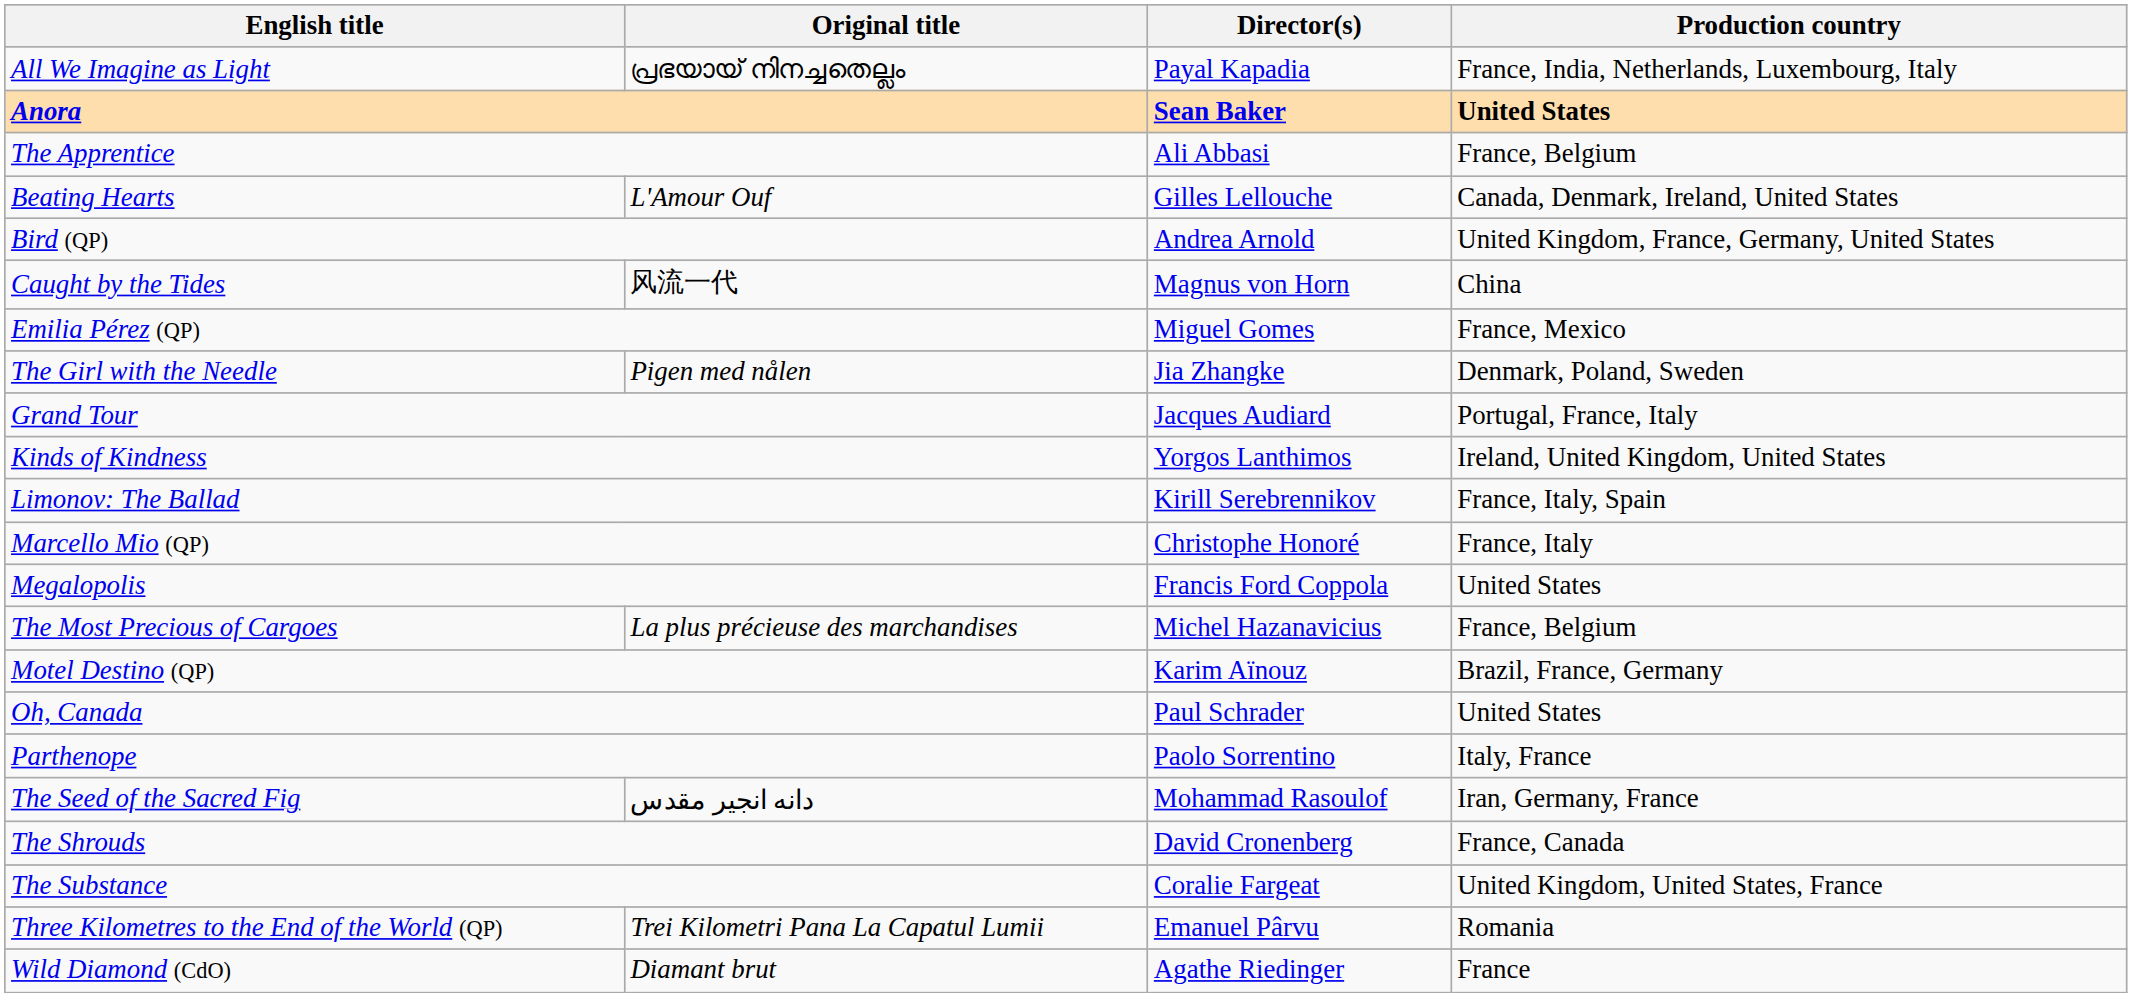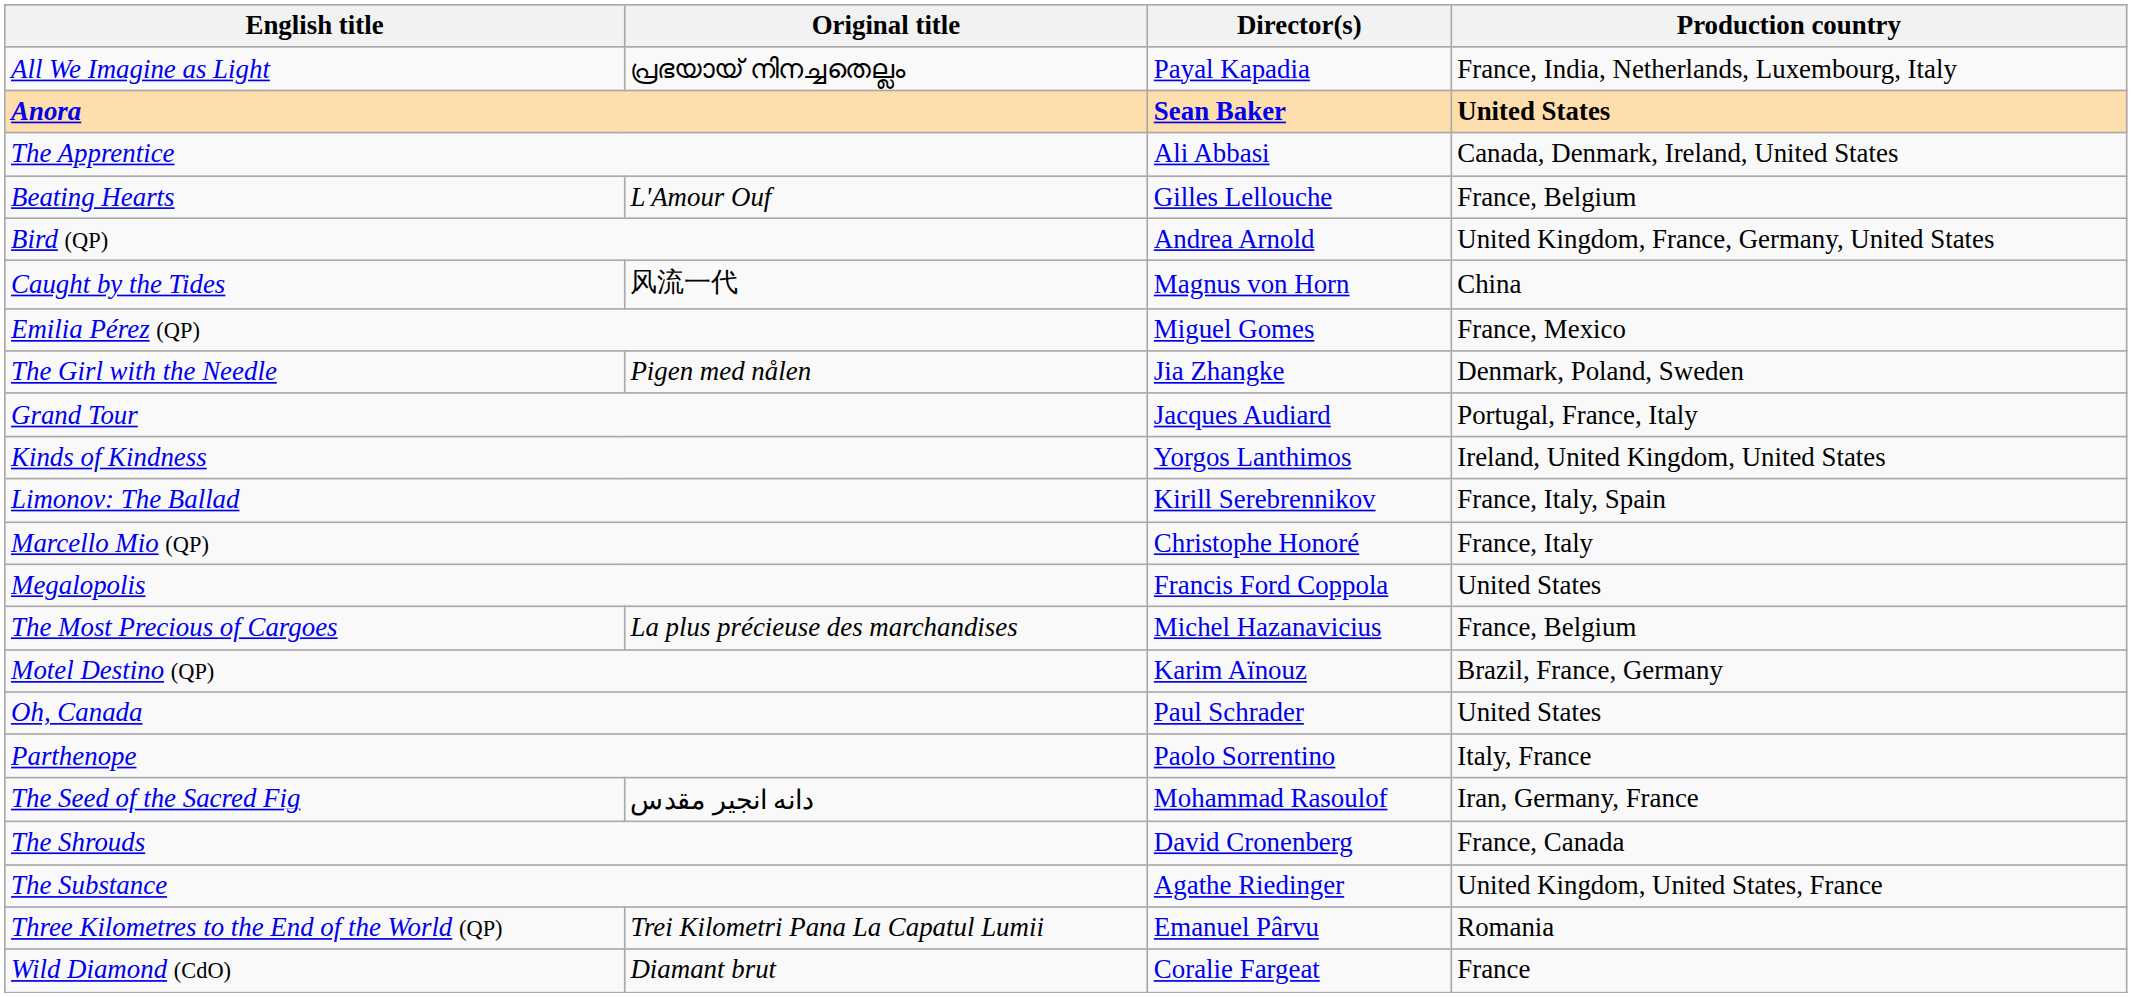(1547, 153) France, Belgium -> (1678, 153) Canada, Denmark, Ireland, United States
(1678, 196) Canada, Denmark, Ireland, United States -> (1547, 196) France, Belgium
(1237, 885) Coralie Fargeat -> (1249, 885) Agathe Riedinger
(1249, 970) Agathe Riedinger -> (1237, 970) Coralie Fargeat
